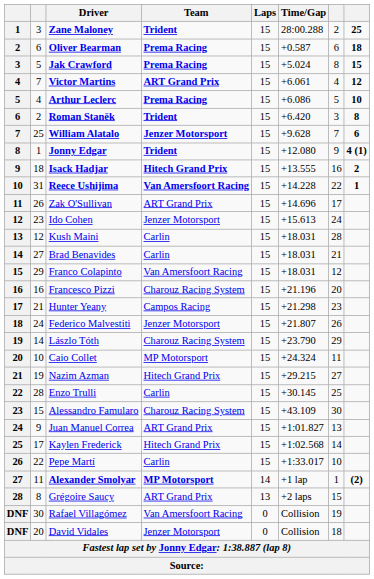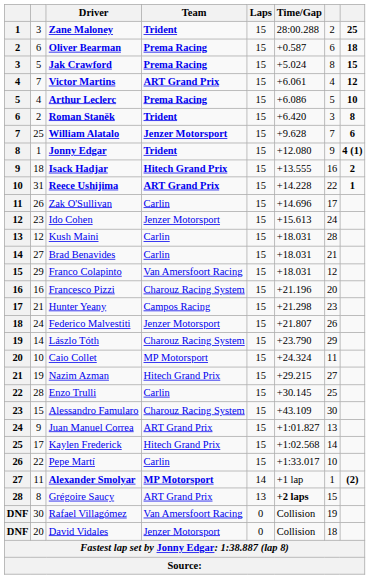(196, 185) Van Amersfoort Racing -> (181, 185) ART Grand Prix
(178, 202) ART Grand Prix -> (157, 202) Carlin
(296, 496) normal -> (293, 496) bold
